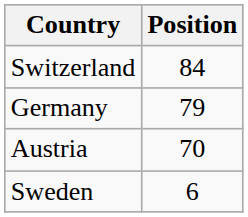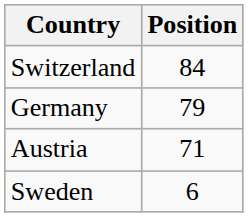(192, 149) 70 -> (192, 149) 71
